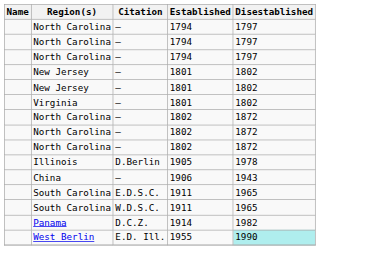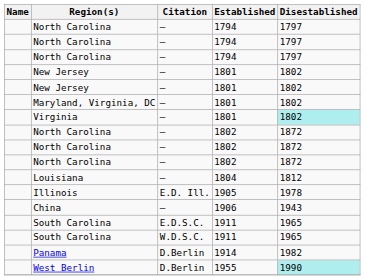+ row: (94, 102)
(246, 102) no background -> (291, 117) paleturquoise background
+ row: (58, 177)
(138, 162) D.Berlin -> (185, 192) E.D. Ill.
(132, 222) D.C.Z. -> (182, 253) D.Berlin
(140, 238) E.D. Ill. -> (182, 268) D.Berlin
